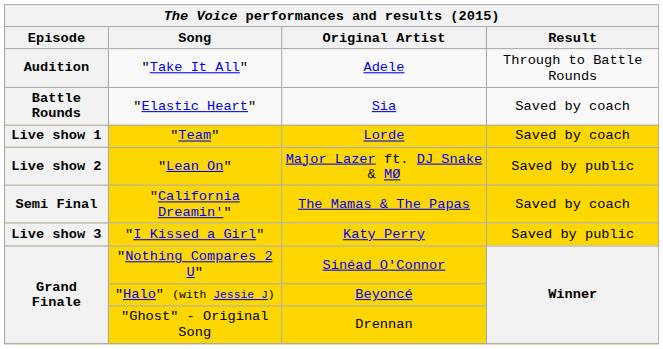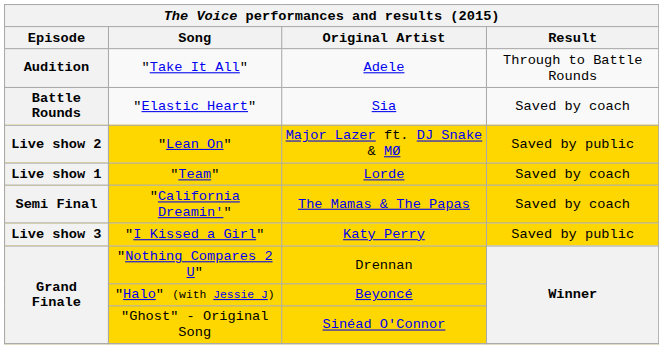rows swapped: (195, 136) <-> (195, 166)
(384, 264) Sinéad O'Connor -> (384, 264) Drennan
(384, 325) Drennan -> (384, 325) Sinéad O'Connor
